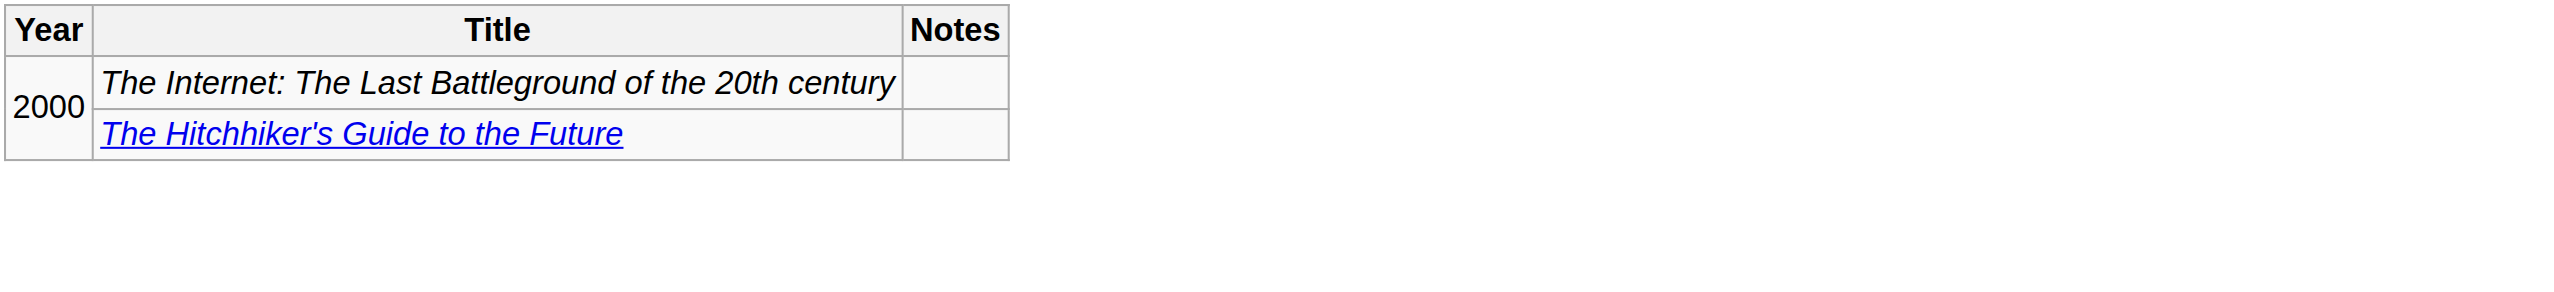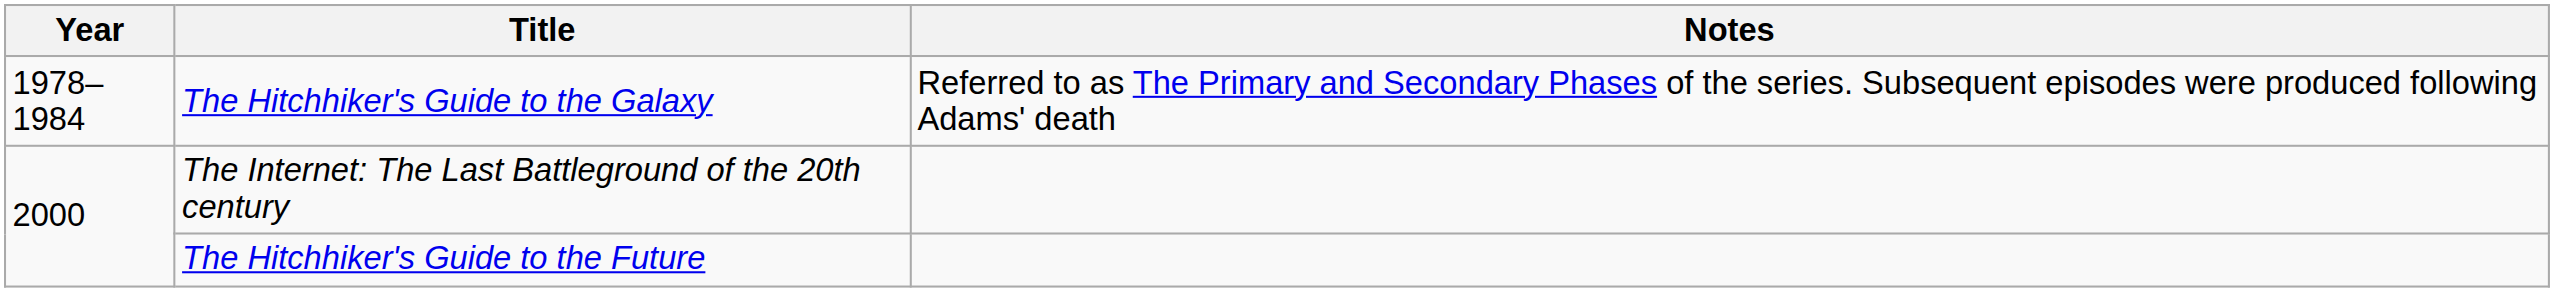+ row: (447, 100)
